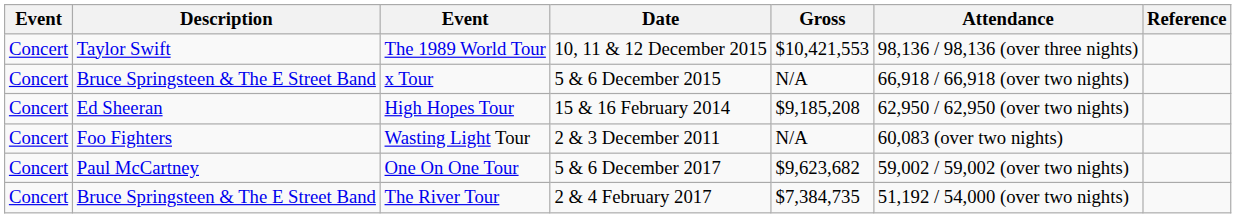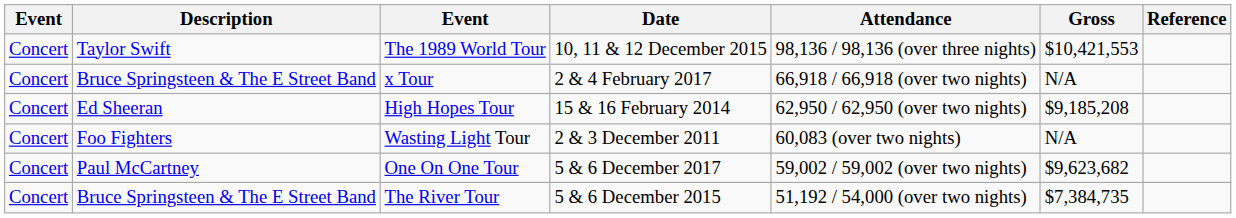columns swapped: (1008, 19) <-> (822, 19)
(638, 78) 5 & 6 December 2015 -> (633, 78) 2 & 4 February 2017
(633, 197) 2 & 4 February 2017 -> (638, 197) 5 & 6 December 2015
